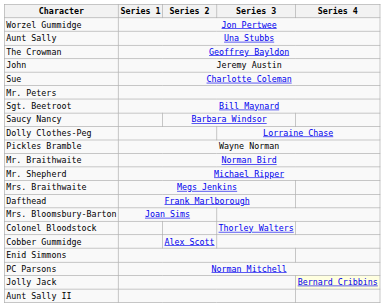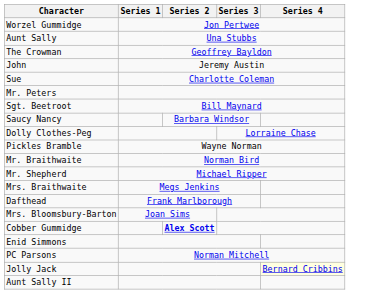- row: (51, 228)
(190, 242) normal -> (190, 228) bold
